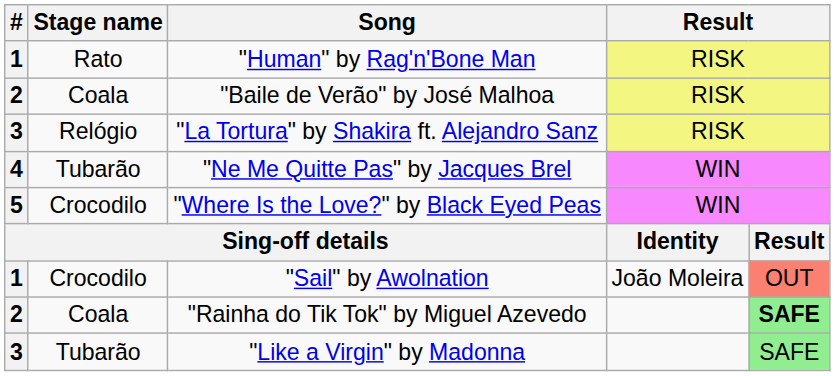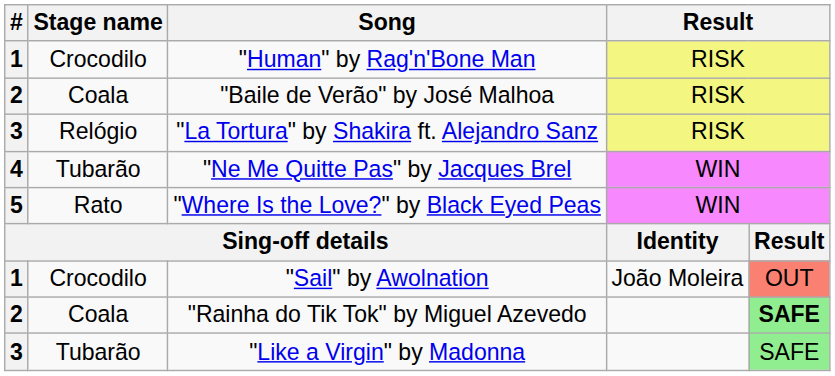(98, 59) Rato -> (98, 59) Crocodilo
(98, 205) Crocodilo -> (98, 205) Rato
